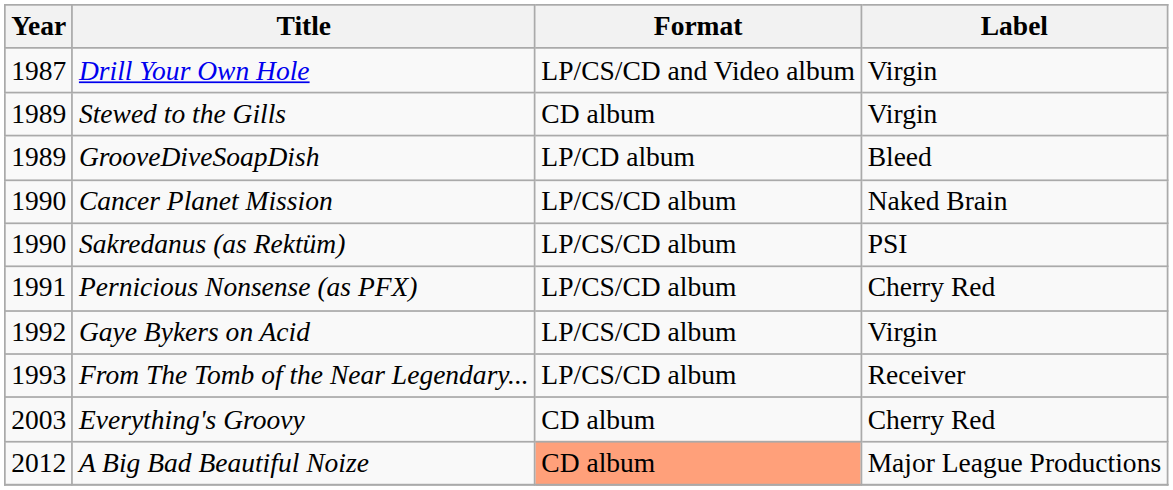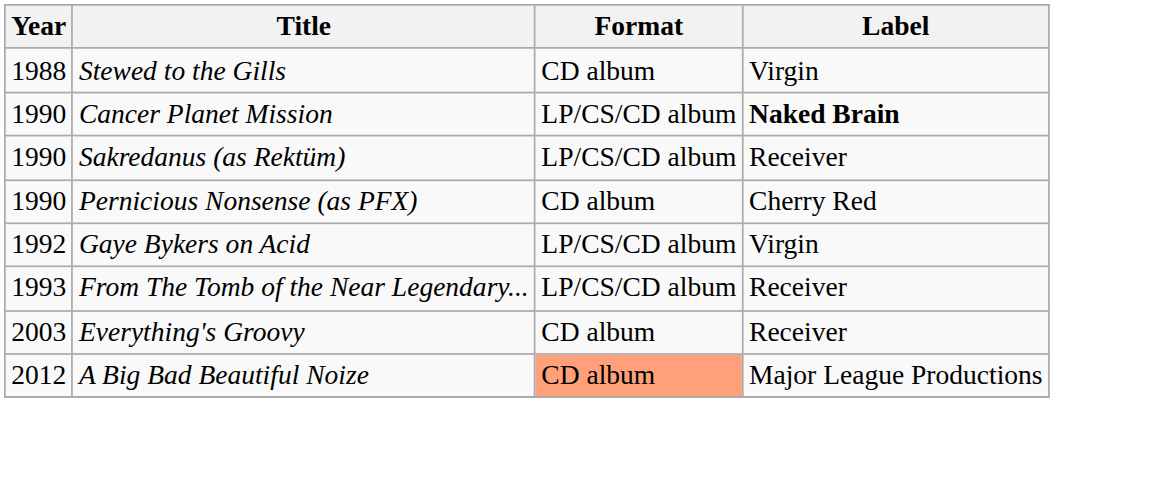- row: (194, 69)
(39, 113) 1989 -> (39, 69) 1988
- row: (199, 157)
(938, 200) normal -> (824, 113) bold
(888, 244) PSI -> (798, 157) Receiver
(39, 288) 1991 -> (39, 200) 1990
(639, 288) LP/CS/CD album -> (598, 200) CD album
(931, 419) Cherry Red -> (798, 331) Receiver
